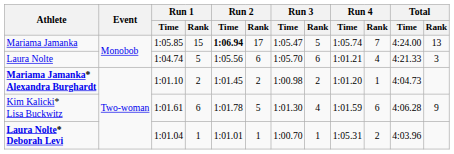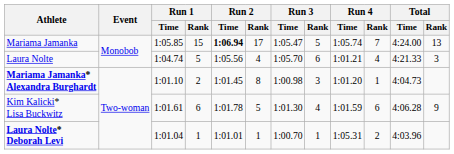(258, 59) 6 -> (258, 59) 4
(258, 81) 2 -> (258, 81) 8
(318, 81) 2 -> (318, 81) 3
